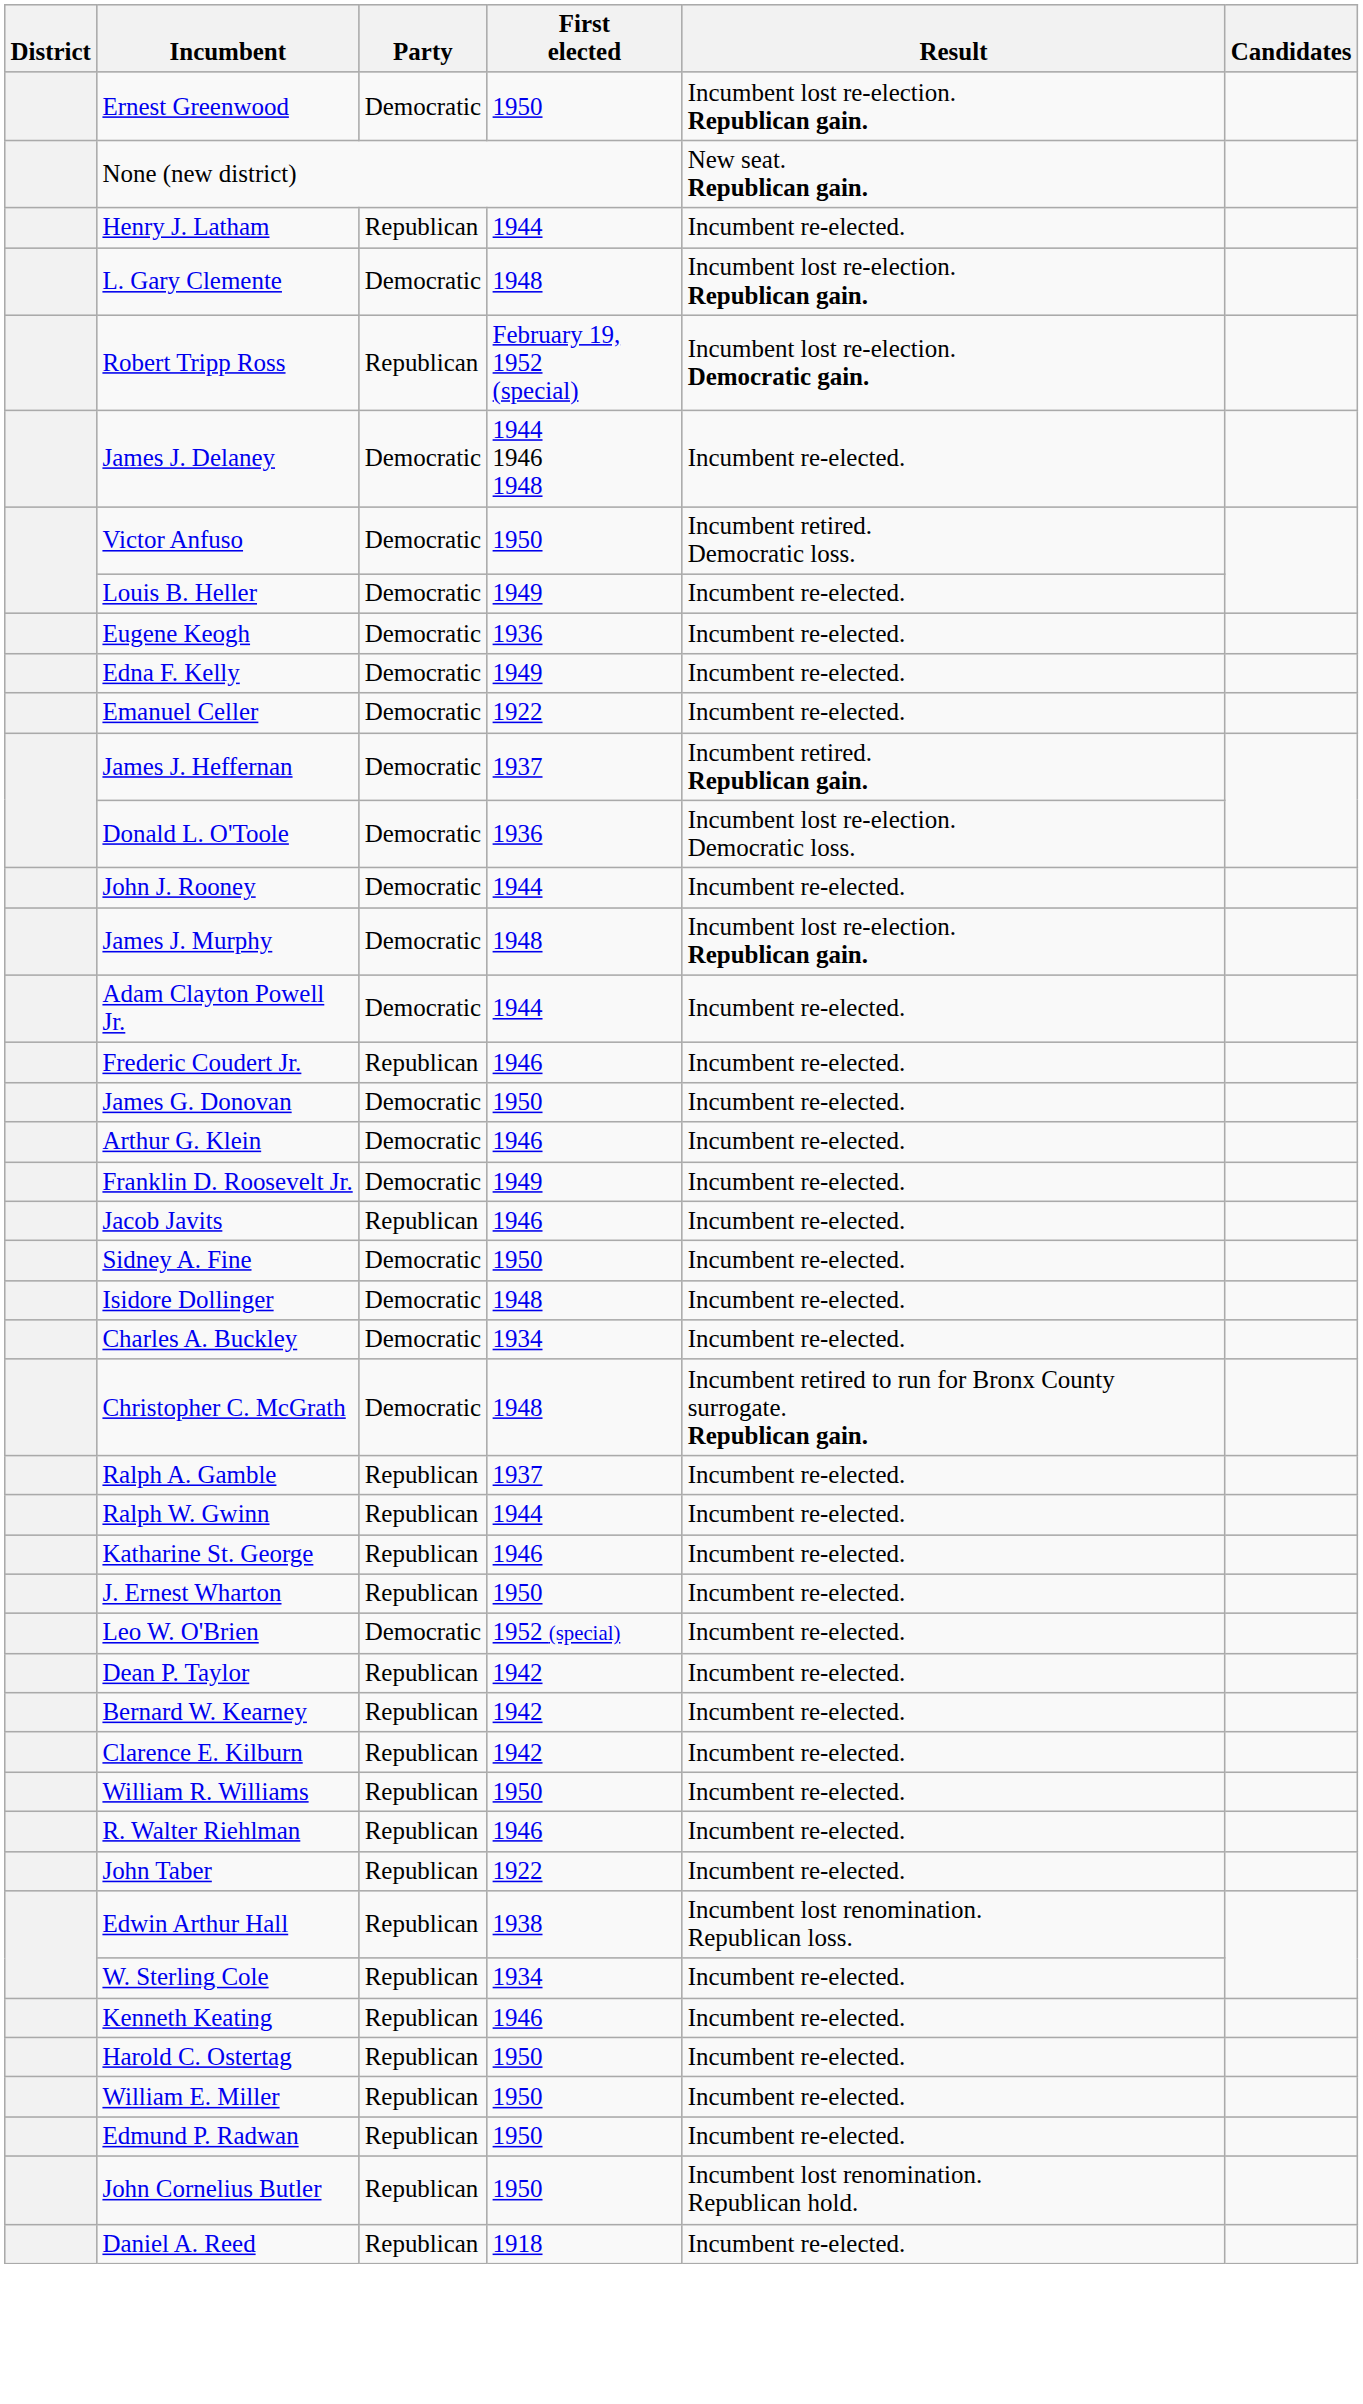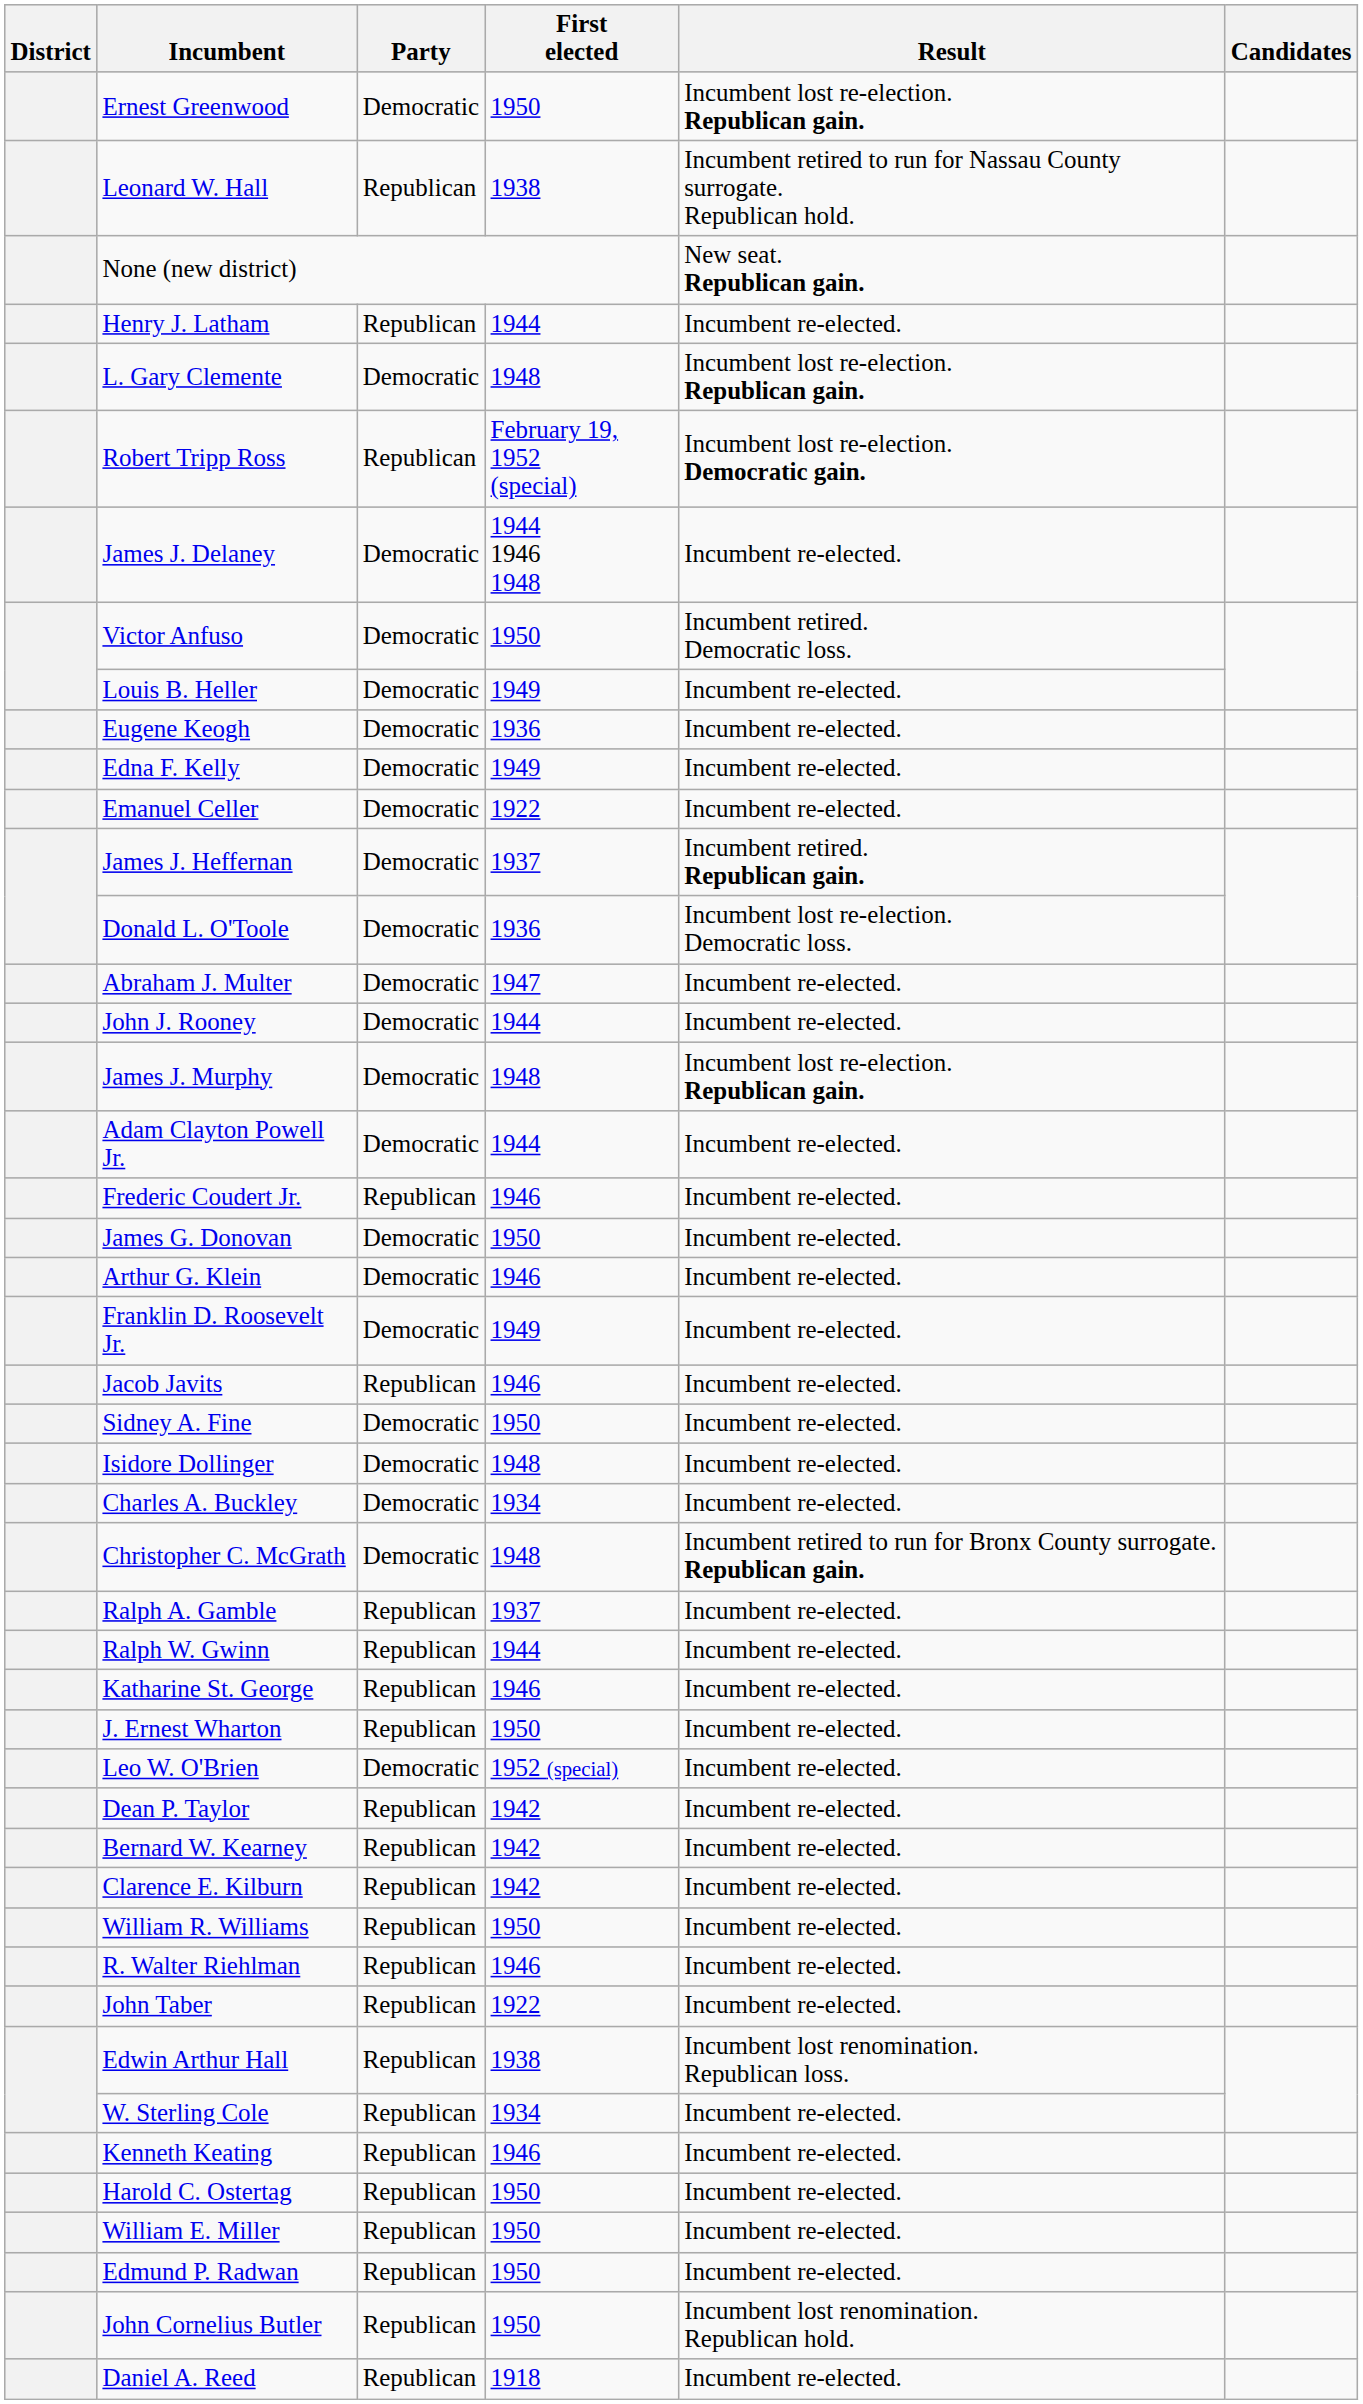+ row: (185, 187)
+ row: (197, 983)
